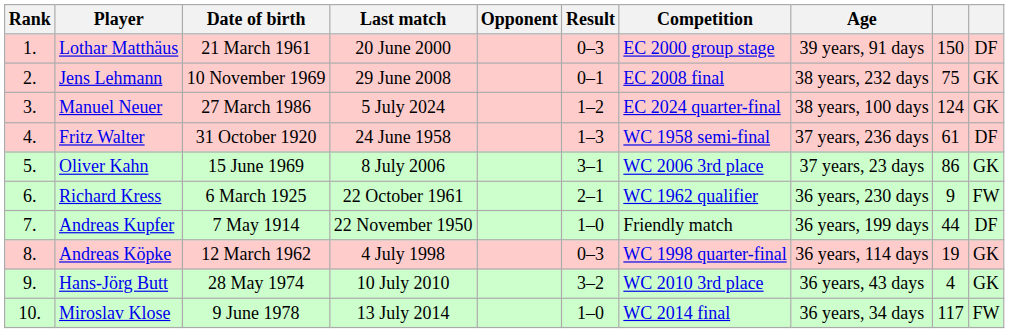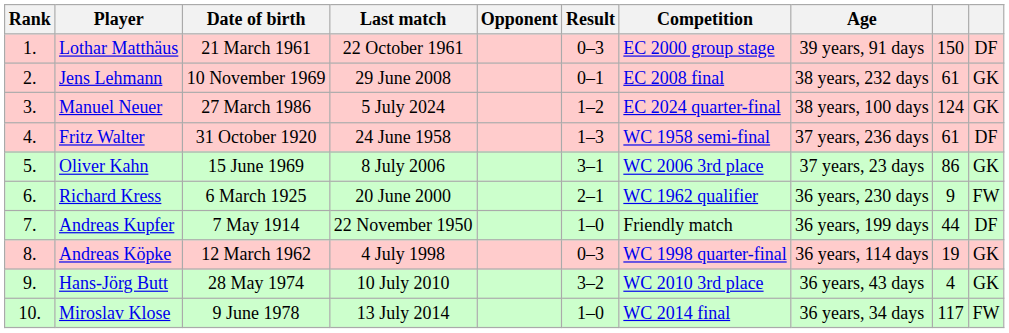(403, 48) 20 June 2000 -> (403, 48) 22 October 1961
(951, 78) 75 -> (951, 78) 61
(403, 195) 22 October 1961 -> (403, 195) 20 June 2000
